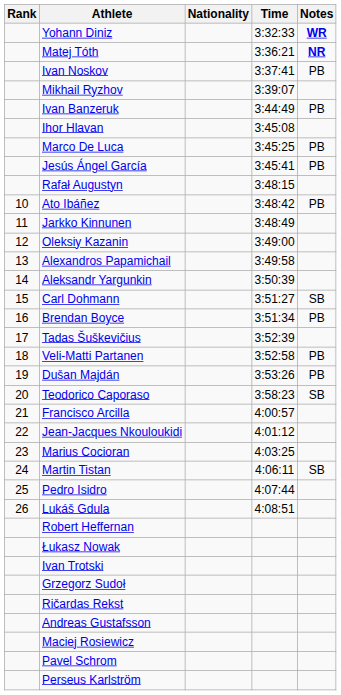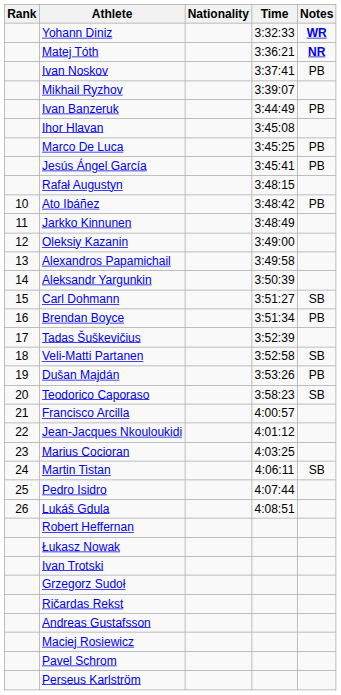(317, 356) PB -> (317, 356) SB
